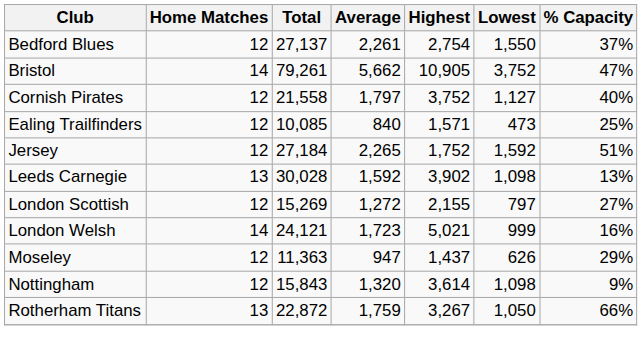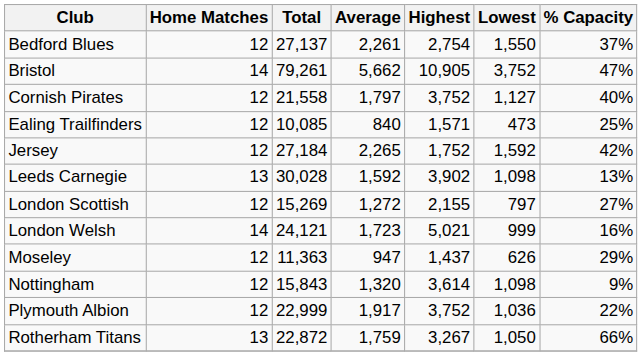(616, 151) 51% -> (616, 151) 42%
+ row: (69, 310)
